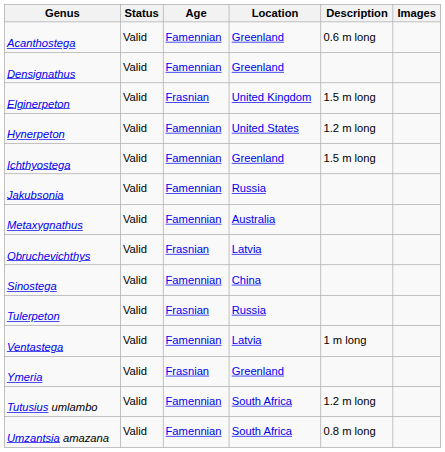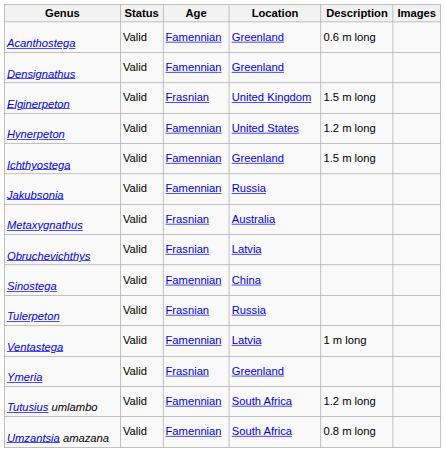(194, 219) Famennian -> (187, 219) Frasnian
